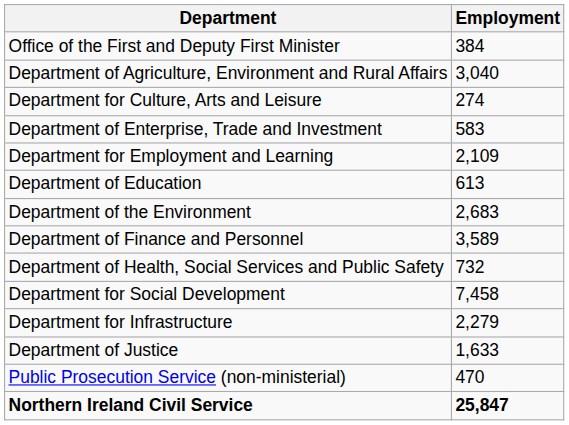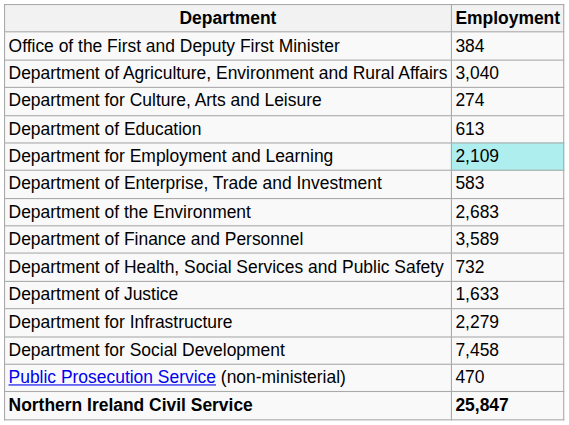rows swapped: (105, 184) <-> (195, 128)
(477, 156) no background -> (477, 156) paleturquoise background
rows swapped: (93, 350) <-> (147, 294)
